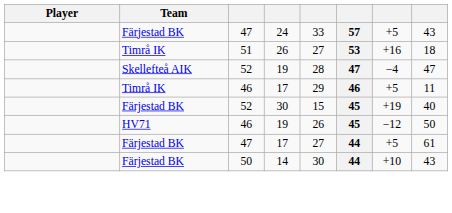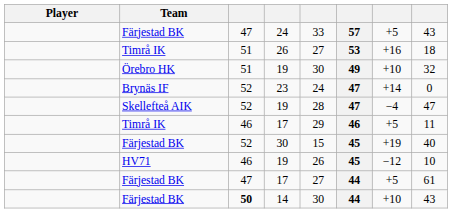+ row: (149, 69)
+ row: (145, 87)
(429, 124) 50 -> (429, 161) 10
(246, 161) normal -> (246, 198) bold
